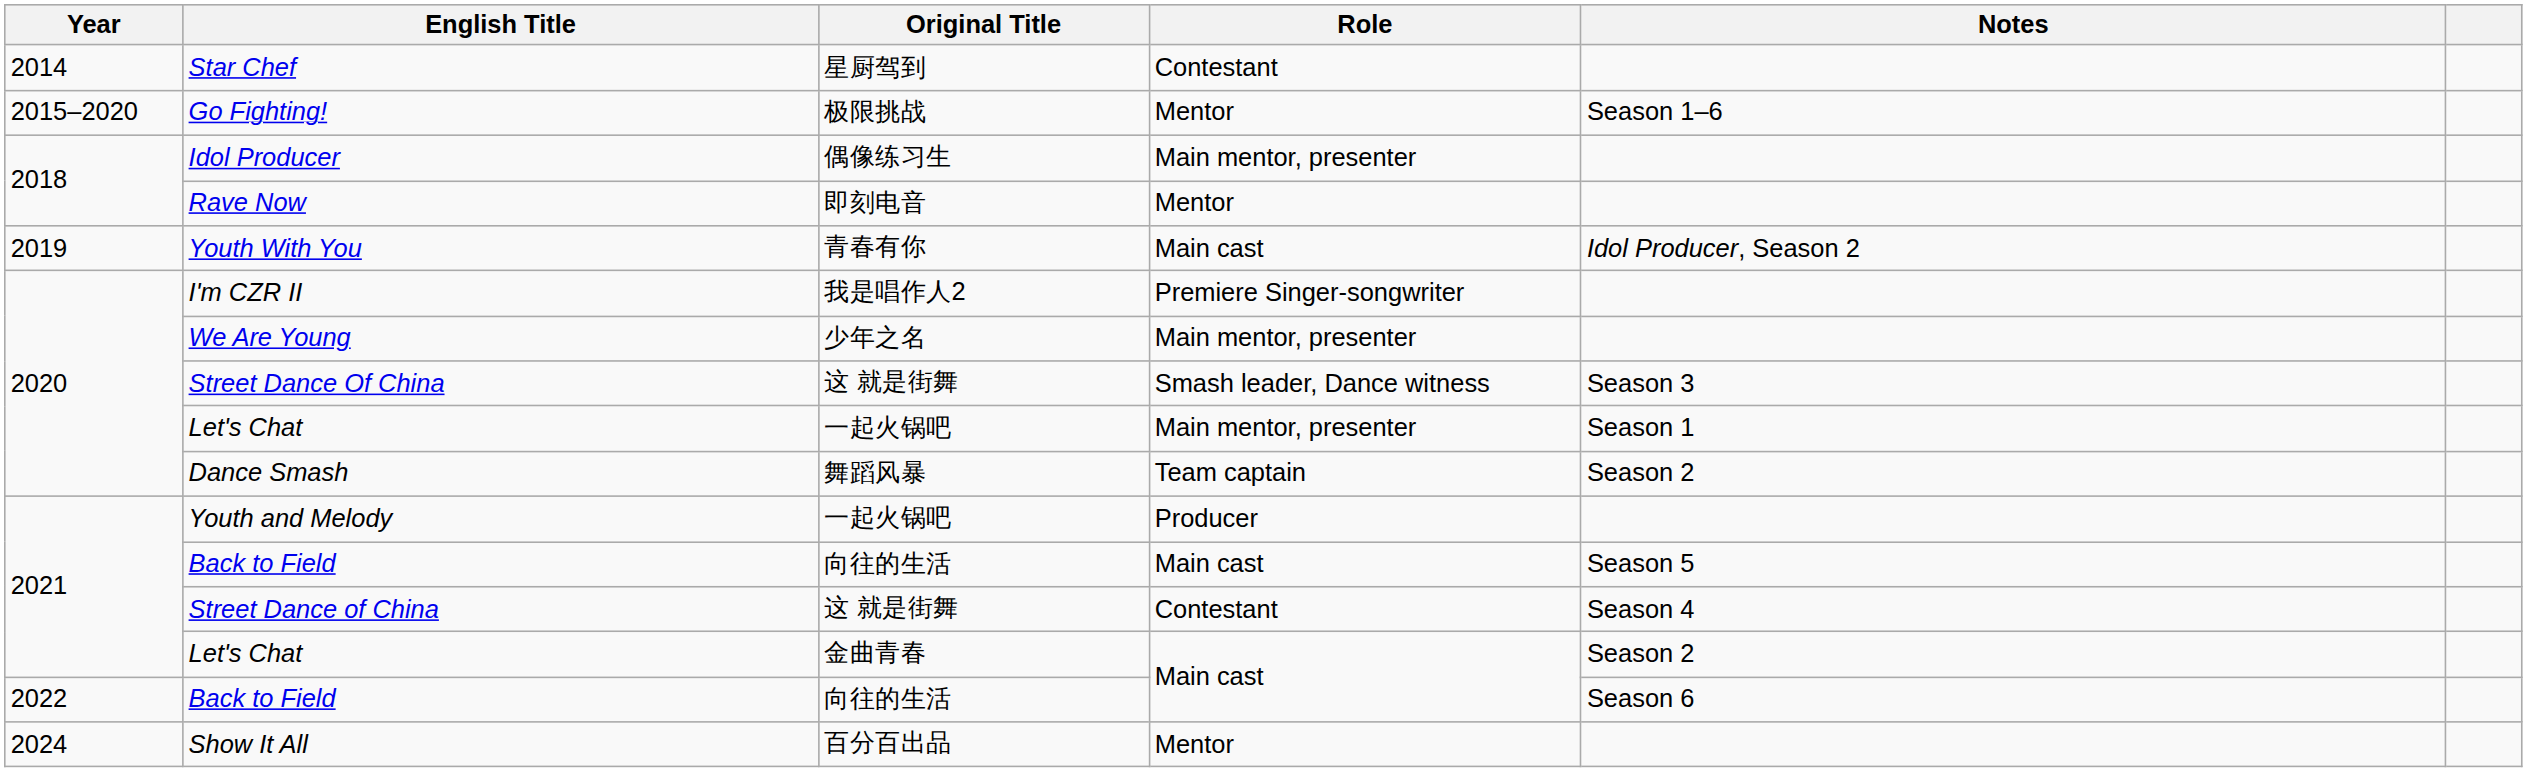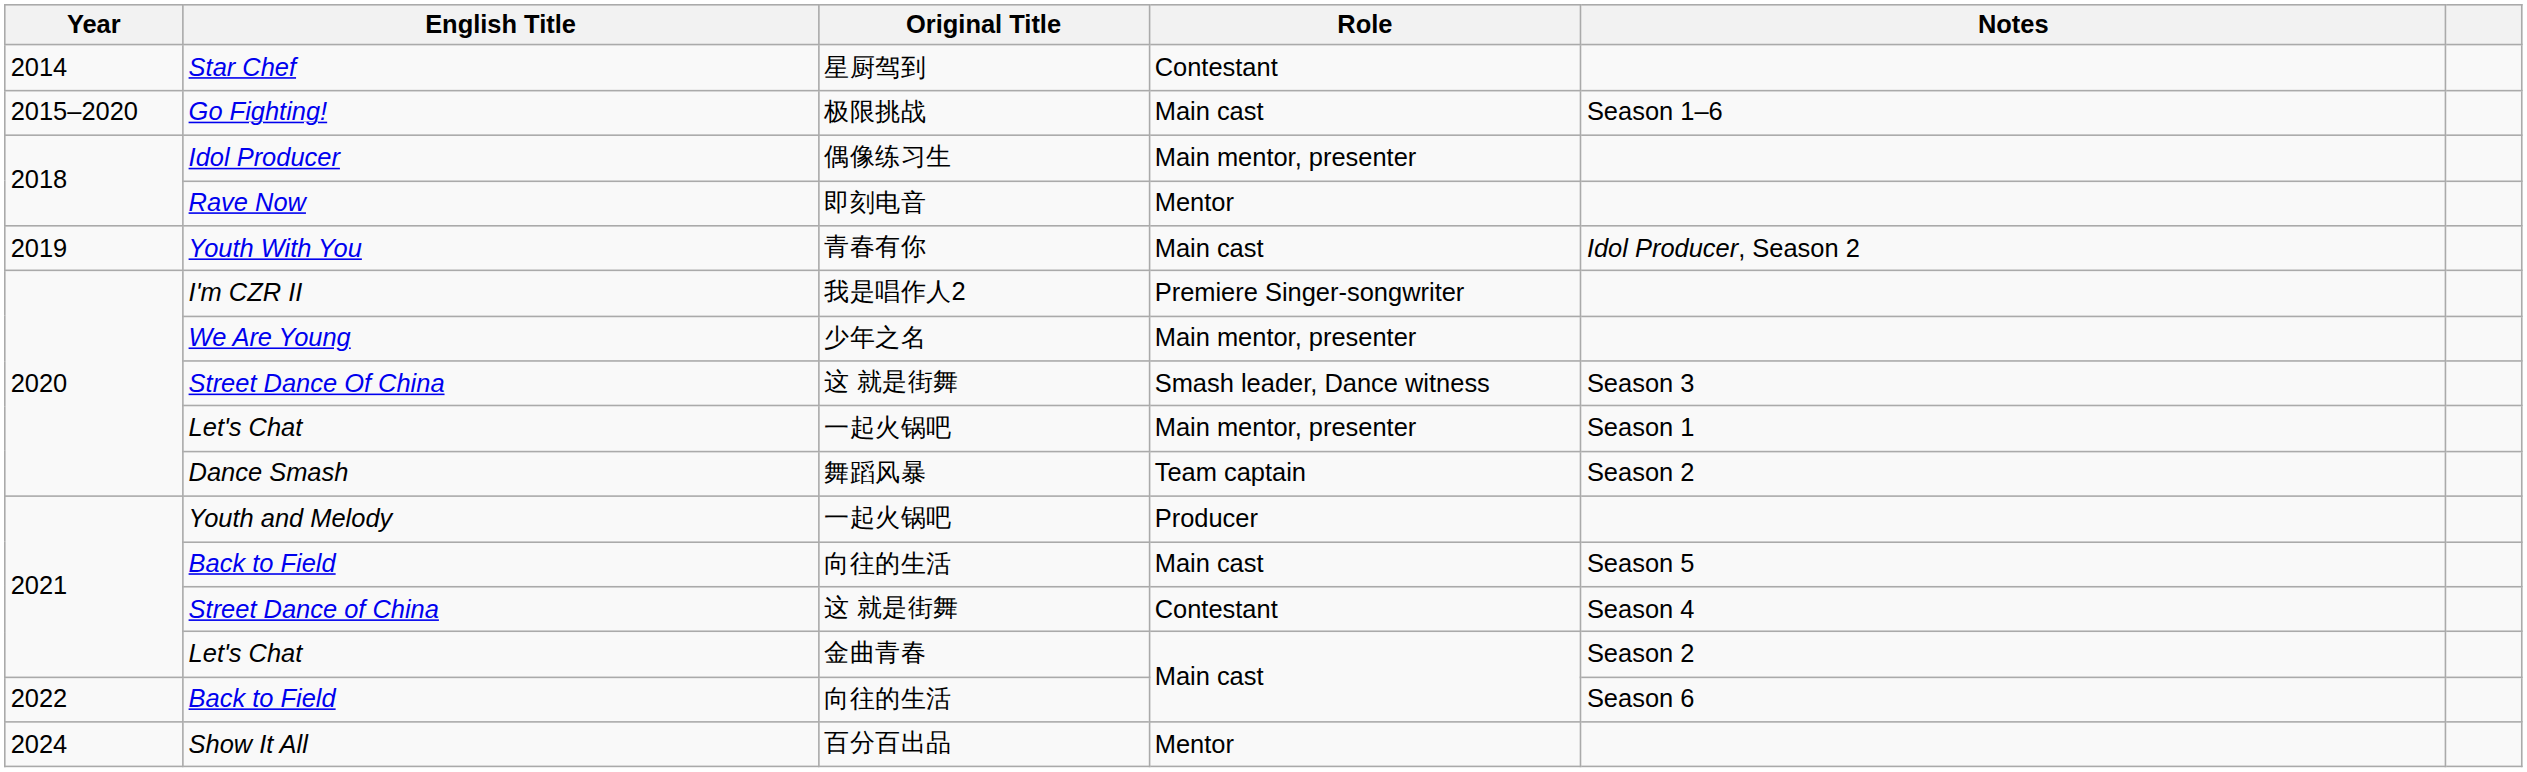(1194, 112) Mentor -> (1209, 112) Main cast
